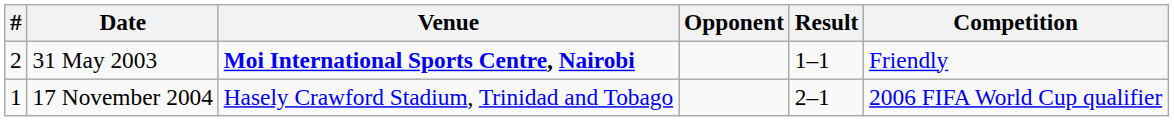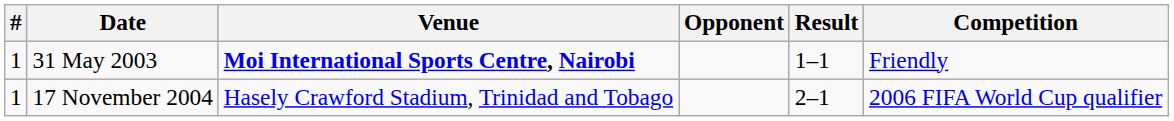(16, 60) 2 -> (16, 60) 1
